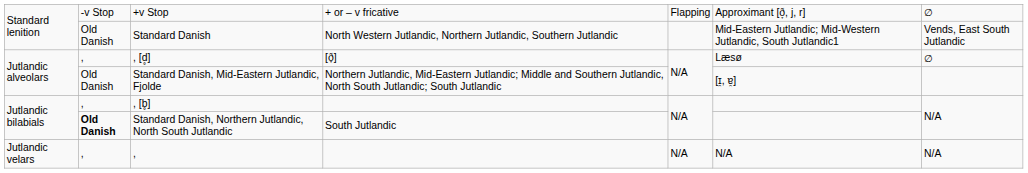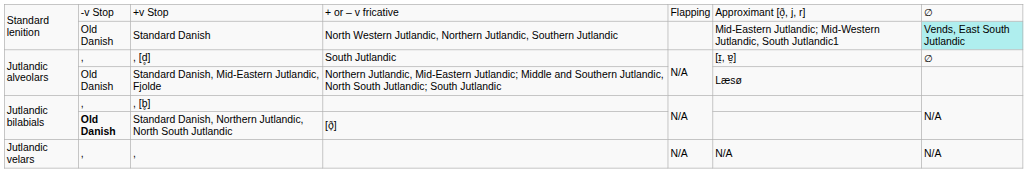(967, 35) no background -> (967, 35) paleturquoise background
(331, 58) [ð̞] -> (361, 58) South Jutlandic
(728, 58) Læsø -> (726, 58) [ɪ̯, ɐ̯]
(726, 81) [ɪ̯, ɐ̯] -> (728, 81) Læsø
(361, 125) South Jutlandic -> (331, 125) [ð̞]
